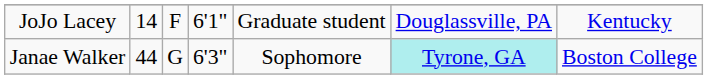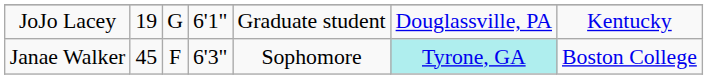(146, 21) 14 -> (146, 21) 19
(175, 21) F -> (175, 21) G
(146, 56) 44 -> (146, 56) 45
(175, 56) G -> (175, 56) F
